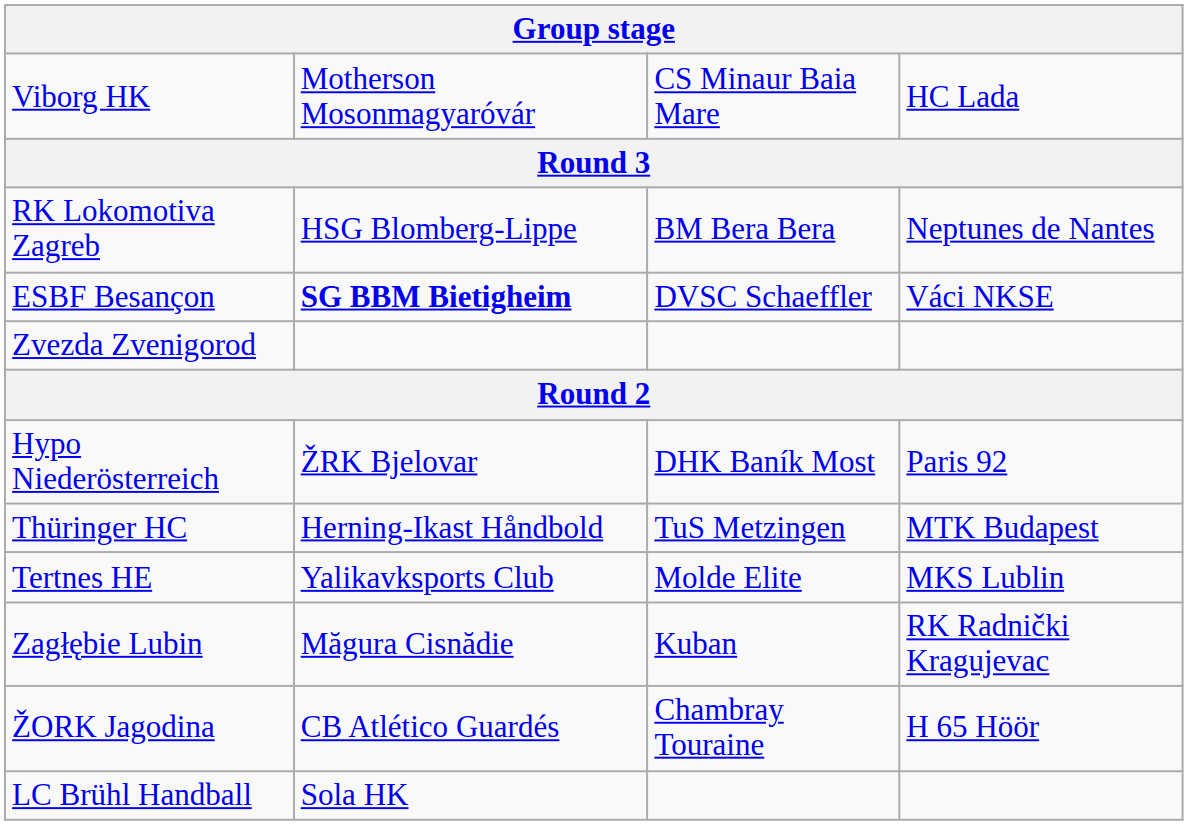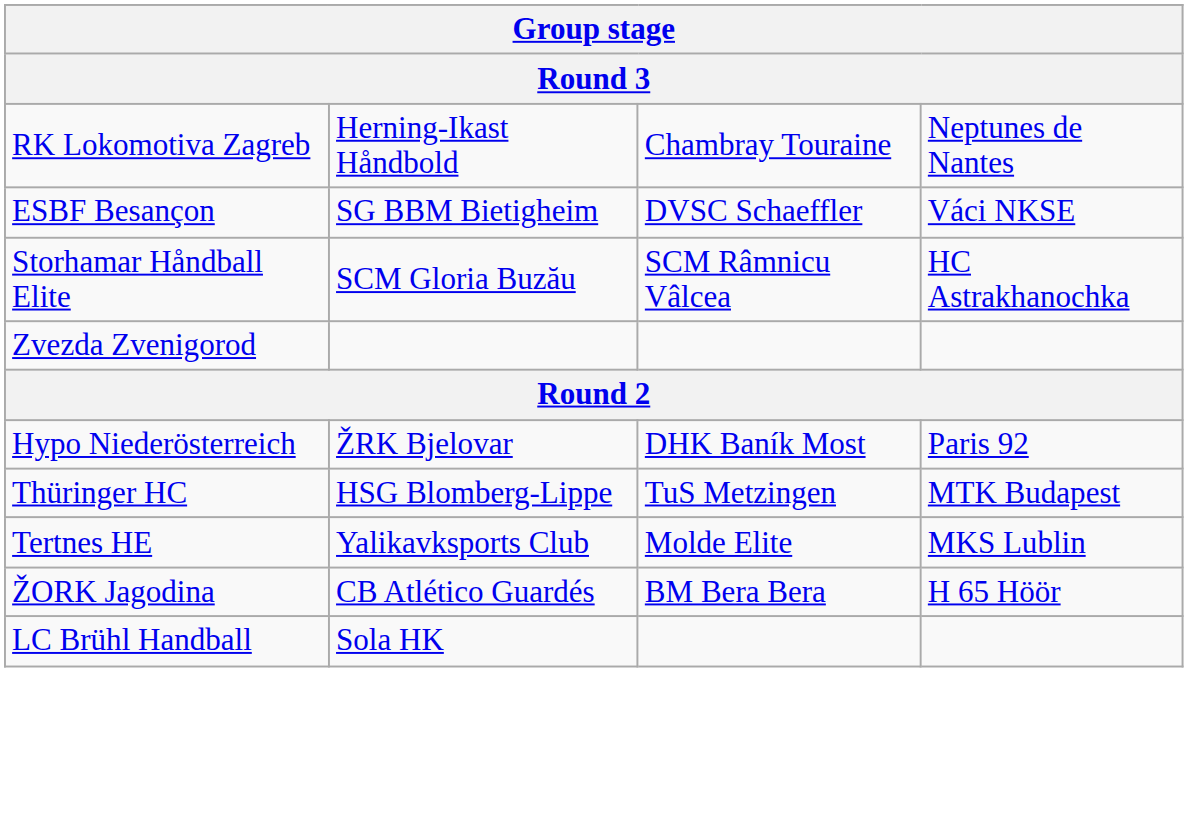- row: (81, 95)
(439, 229) HSG Blomberg-Lippe -> (422, 145) Herning-Ikast Håndbold
(745, 229) BM Bera Bera -> (768, 145) Chambray Touraine
(436, 295) bold -> (467, 211) normal
+ row: (138, 278)
(452, 527) Herning-Ikast Håndbold -> (474, 492) HSG Blomberg-Lippe
- row: (107, 643)
(719, 727) Chambray Touraine -> (735, 591) BM Bera Bera
